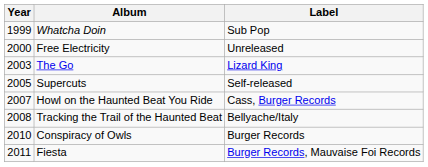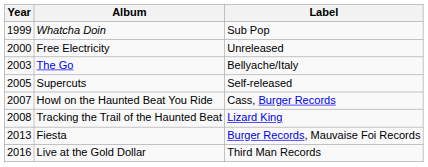(255, 65) Lizard King -> (263, 65) Bellyache/Italy
(263, 118) Bellyache/Italy -> (255, 118) Lizard King
- row: (84, 135)
(19, 153) 2011 -> (19, 135) 2013
+ row: (91, 153)
